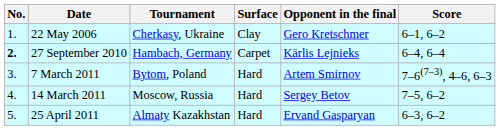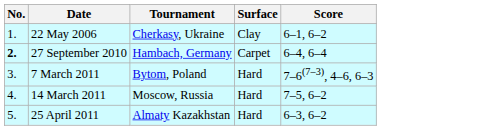- column: (340, 14)
